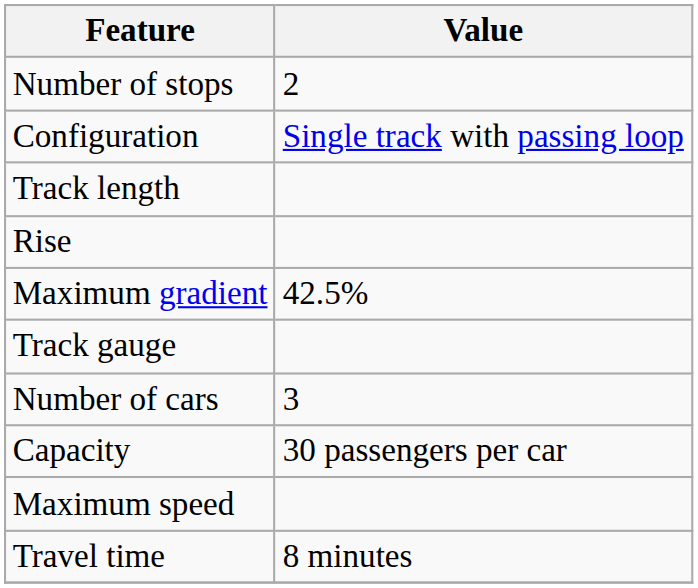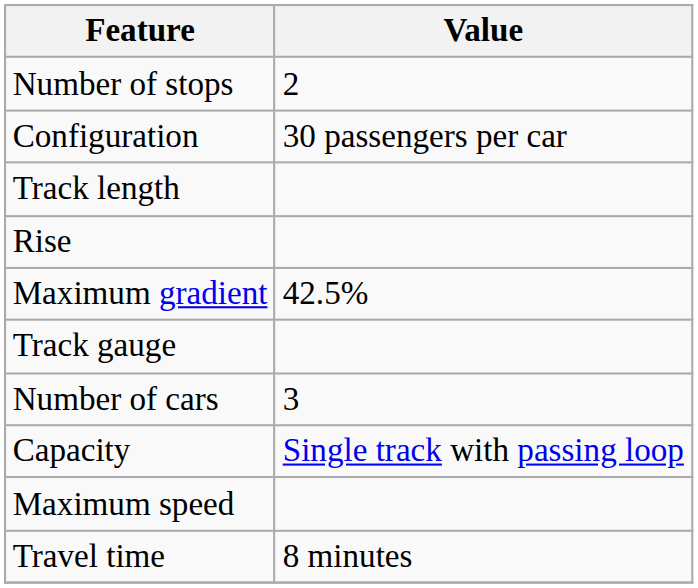(483, 135) Single track with passing loop -> (425, 135) 30 passengers per car
(425, 450) 30 passengers per car -> (483, 450) Single track with passing loop
